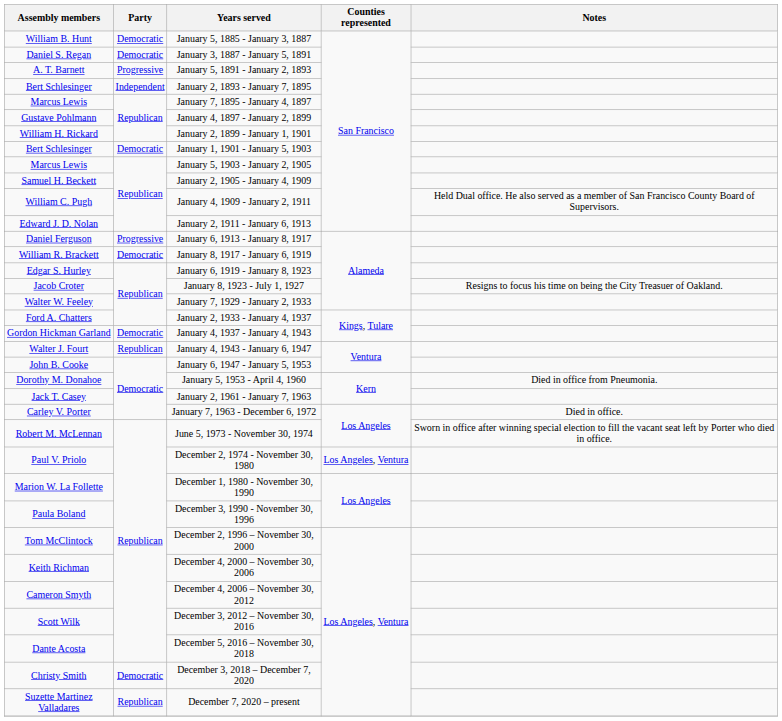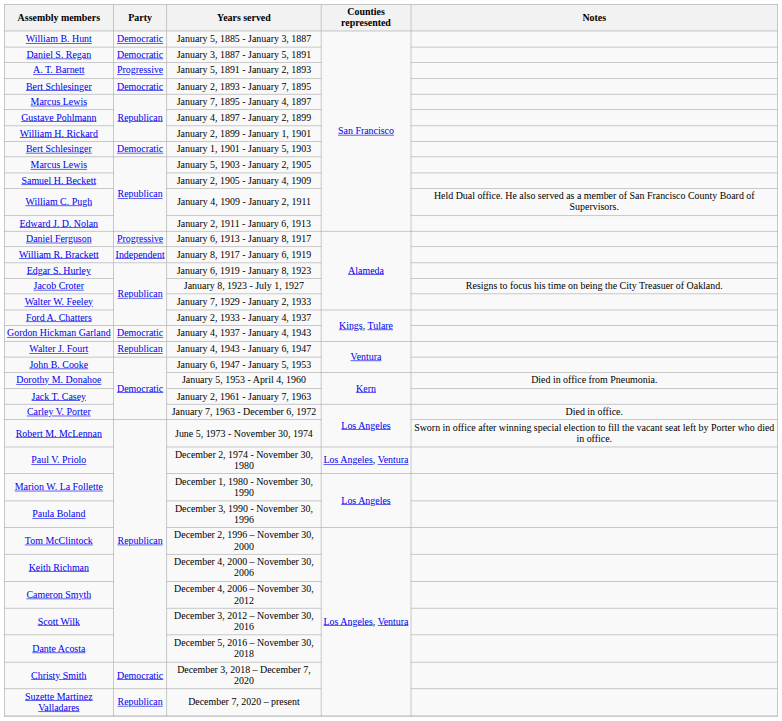(140, 86) Independent -> (140, 86) Democratic
(140, 254) Democratic -> (140, 254) Independent
